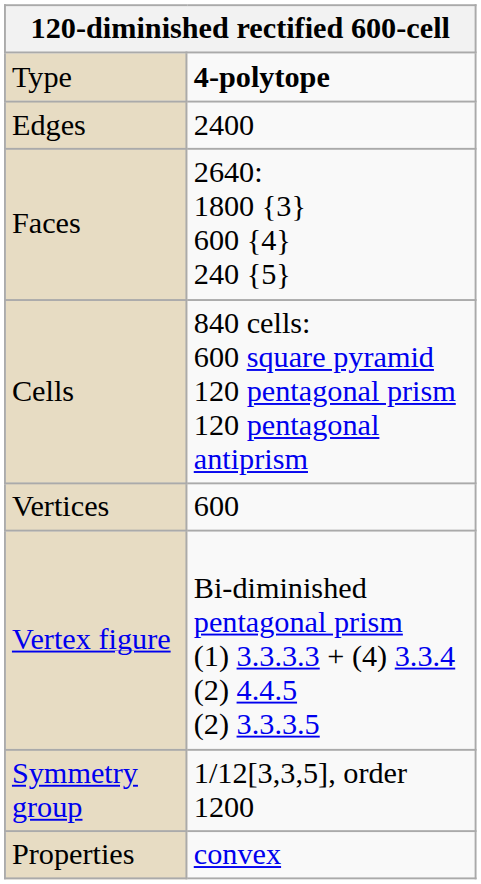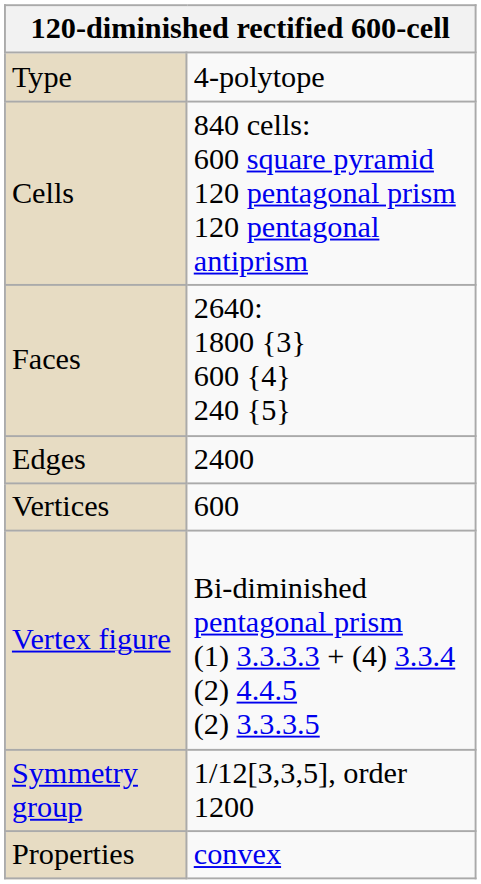(262, 76) bold -> (259, 76) normal
rows swapped: (43, 390) <-> (49, 124)
